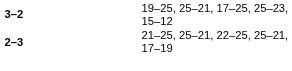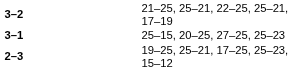(215, 14) 19–25, 25–21, 17–25, 25–23, 15–12 -> (215, 14) 21–25, 25–21, 22–25, 25–21, 17–19
+ row: (14, 35)
(215, 42) 21–25, 25–21, 22–25, 25–21, 17–19 -> (215, 56) 19–25, 25–21, 17–25, 25–23, 15–12
